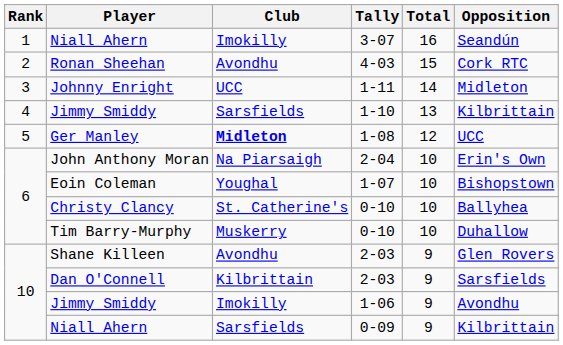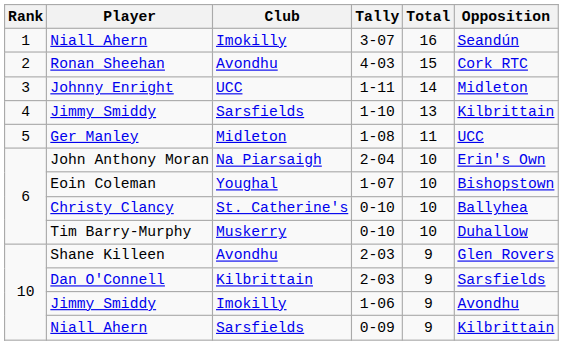(251, 136) bold -> (251, 136) normal
(428, 136) 12 -> (428, 136) 11
